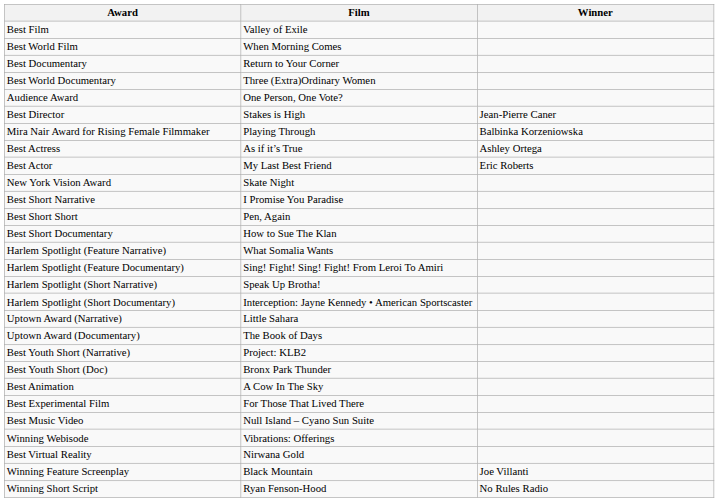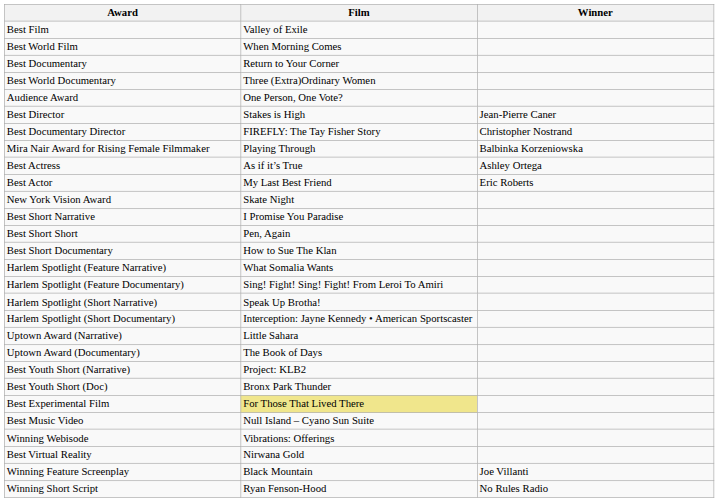+ row: (66, 132)
- row: (40, 387)
(304, 404) no background -> (304, 404) khaki background
